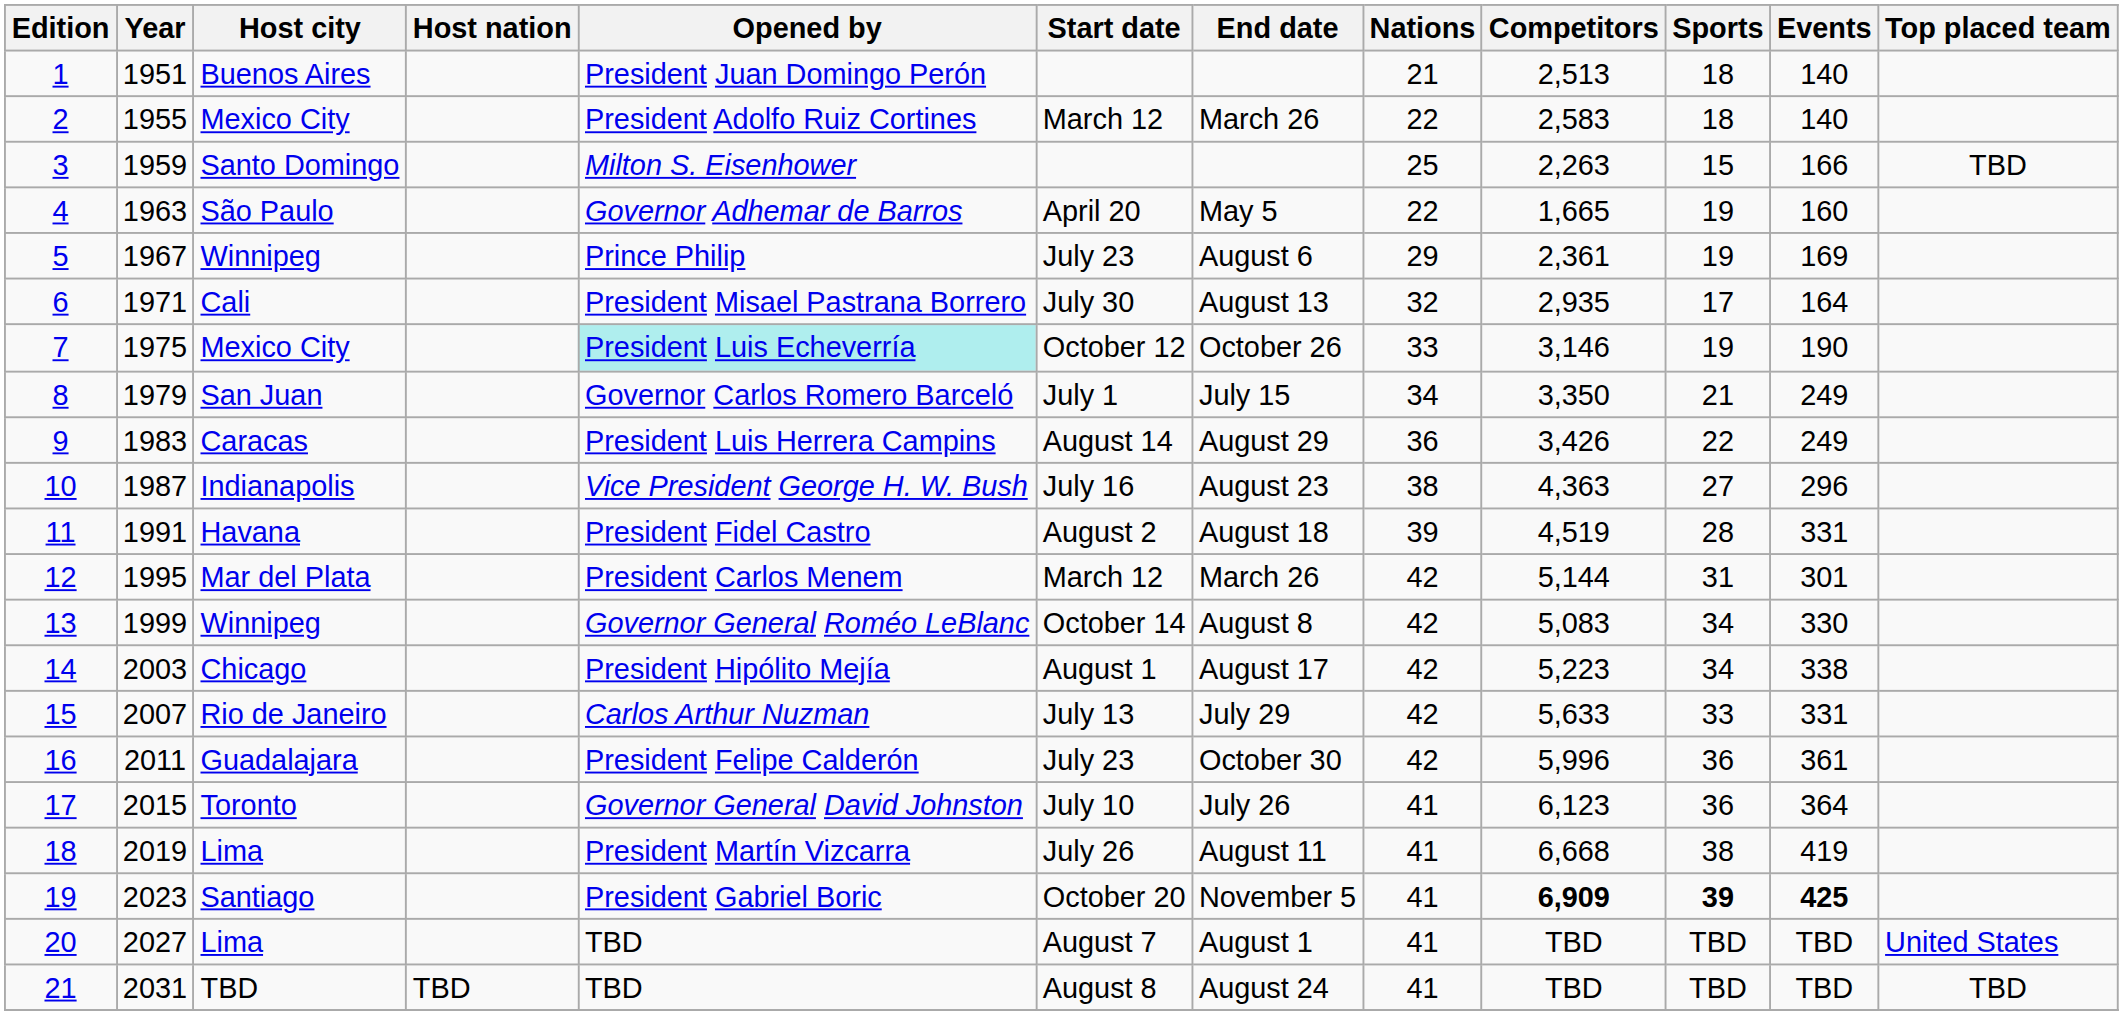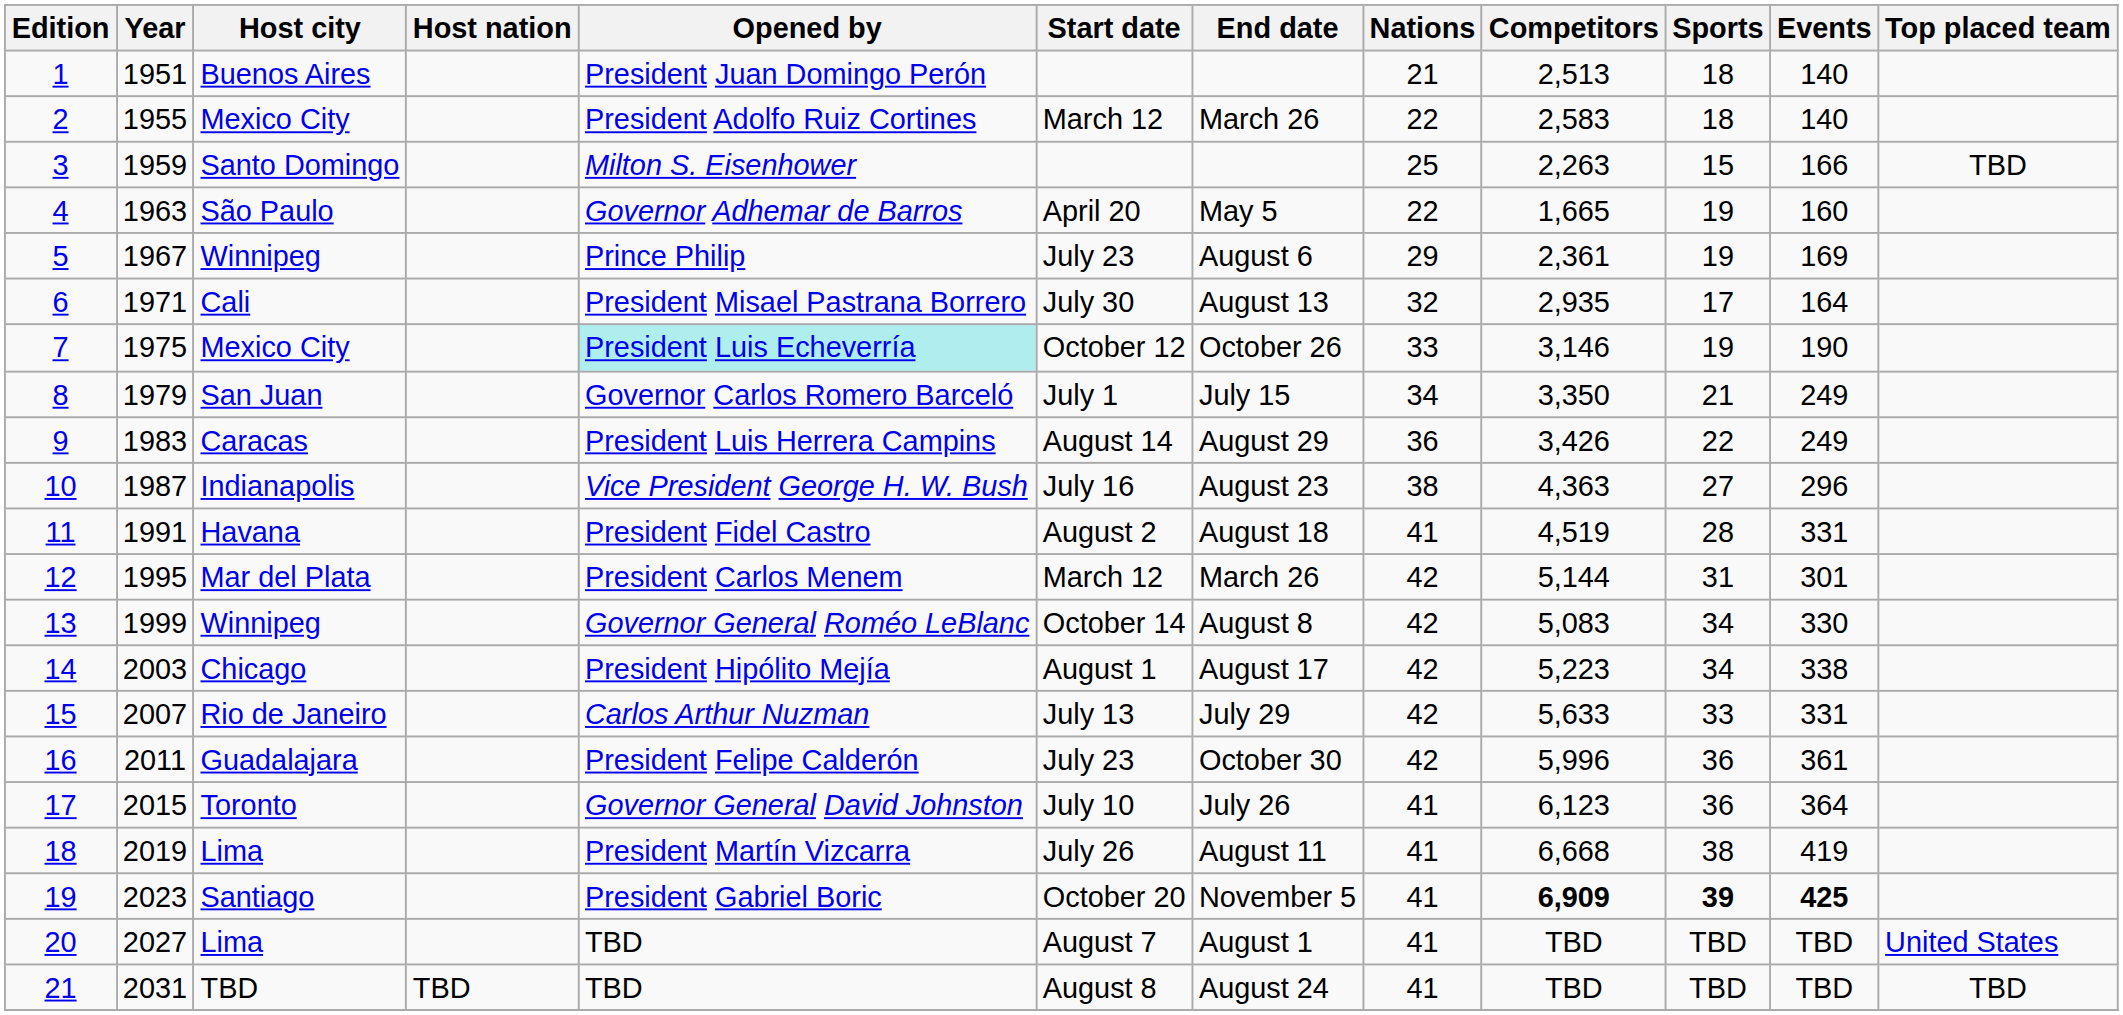(1422, 531) 39 -> (1422, 531) 41
